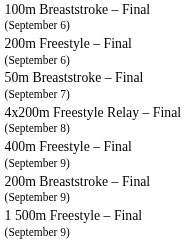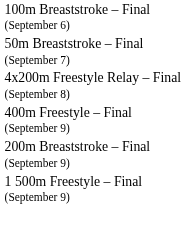- row: (68, 51)
